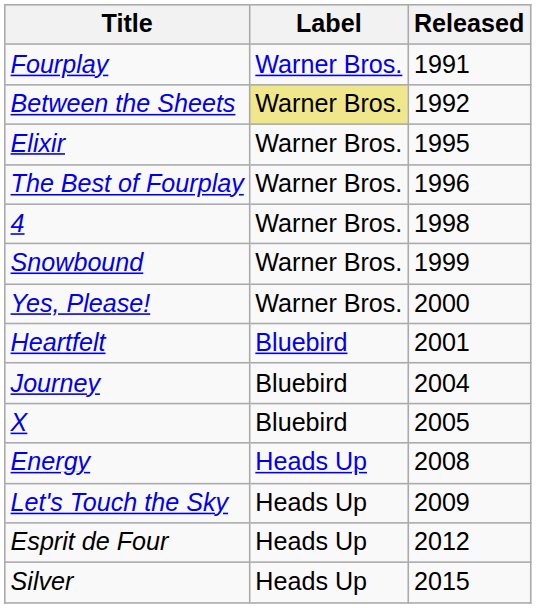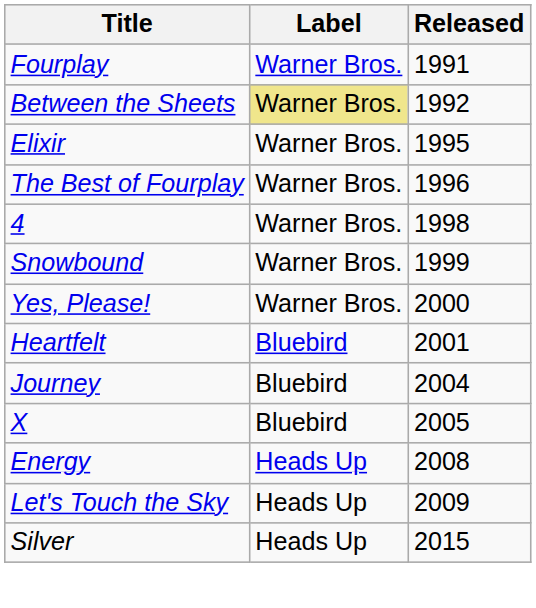- row: (89, 542)
